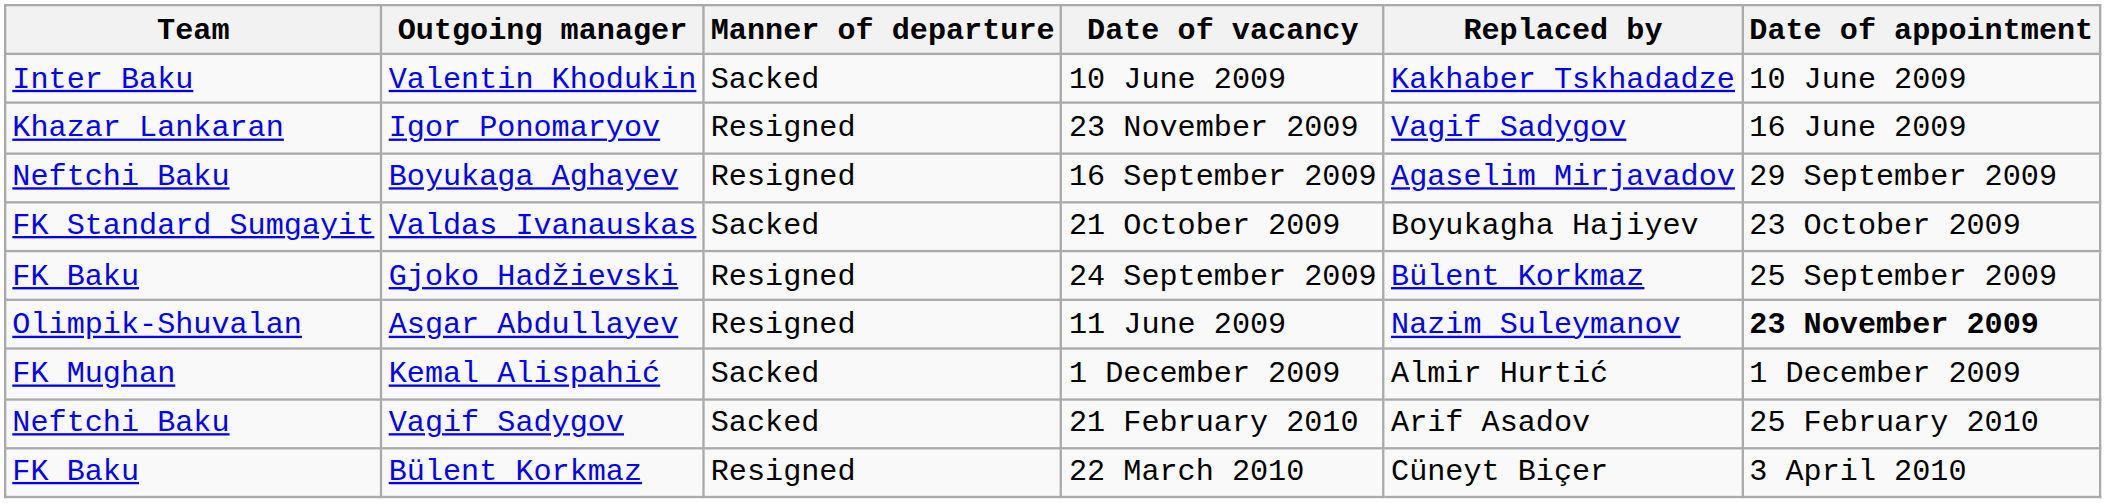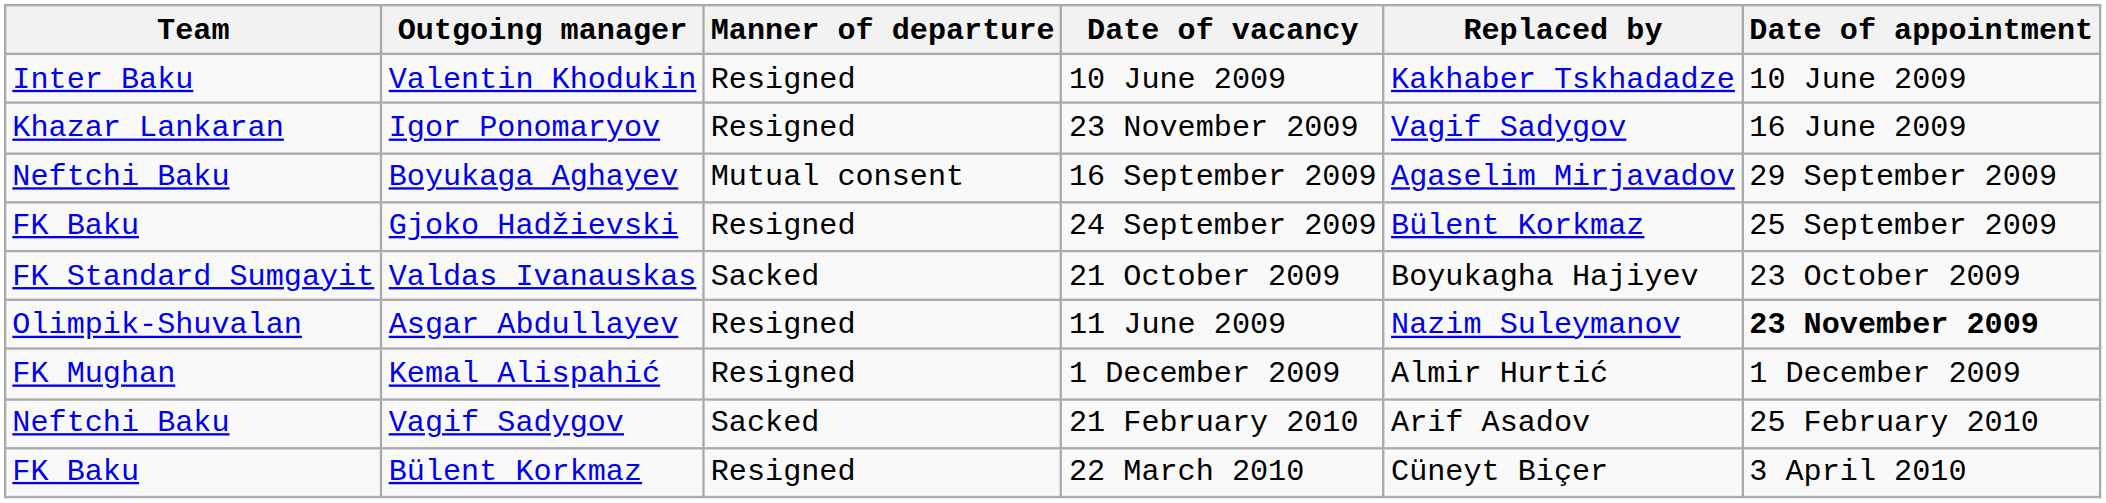(765, 79) Sacked -> (783, 79) Resigned
(783, 177) Resigned -> (837, 177) Mutual consent
rows swapped: (533, 276) <-> (543, 226)
(765, 374) Sacked -> (783, 374) Resigned
